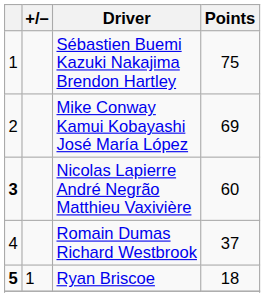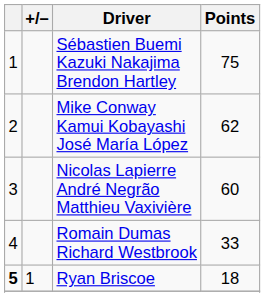(230, 126) 69 -> (230, 126) 62
(13, 189) bold -> (13, 189) normal
(230, 243) 37 -> (230, 243) 33
